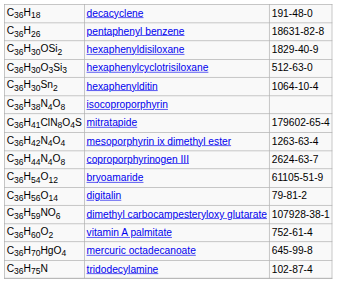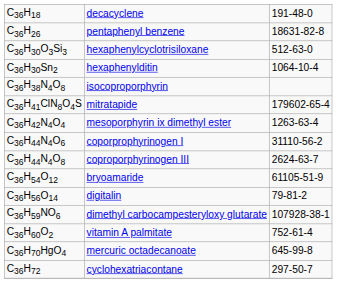- row: (34, 50)
+ row: (36, 141)
+ row: (24, 269)
- row: (27, 269)
